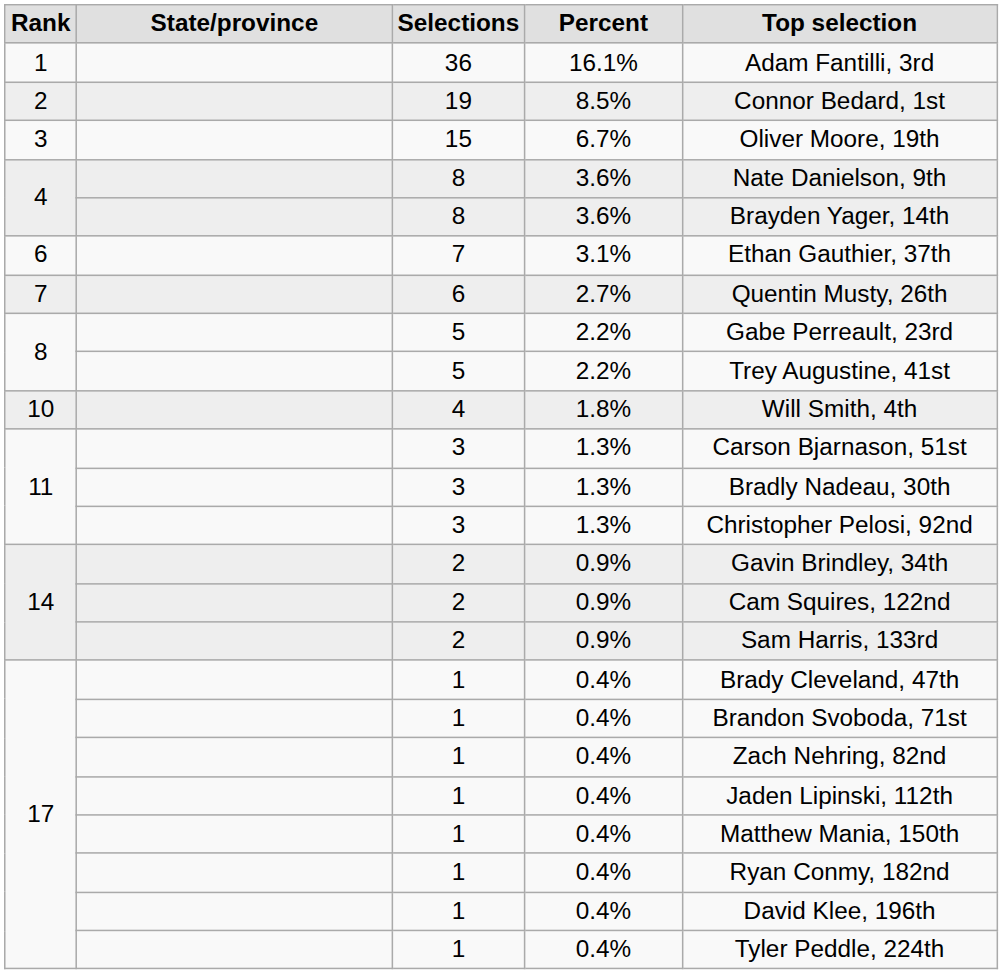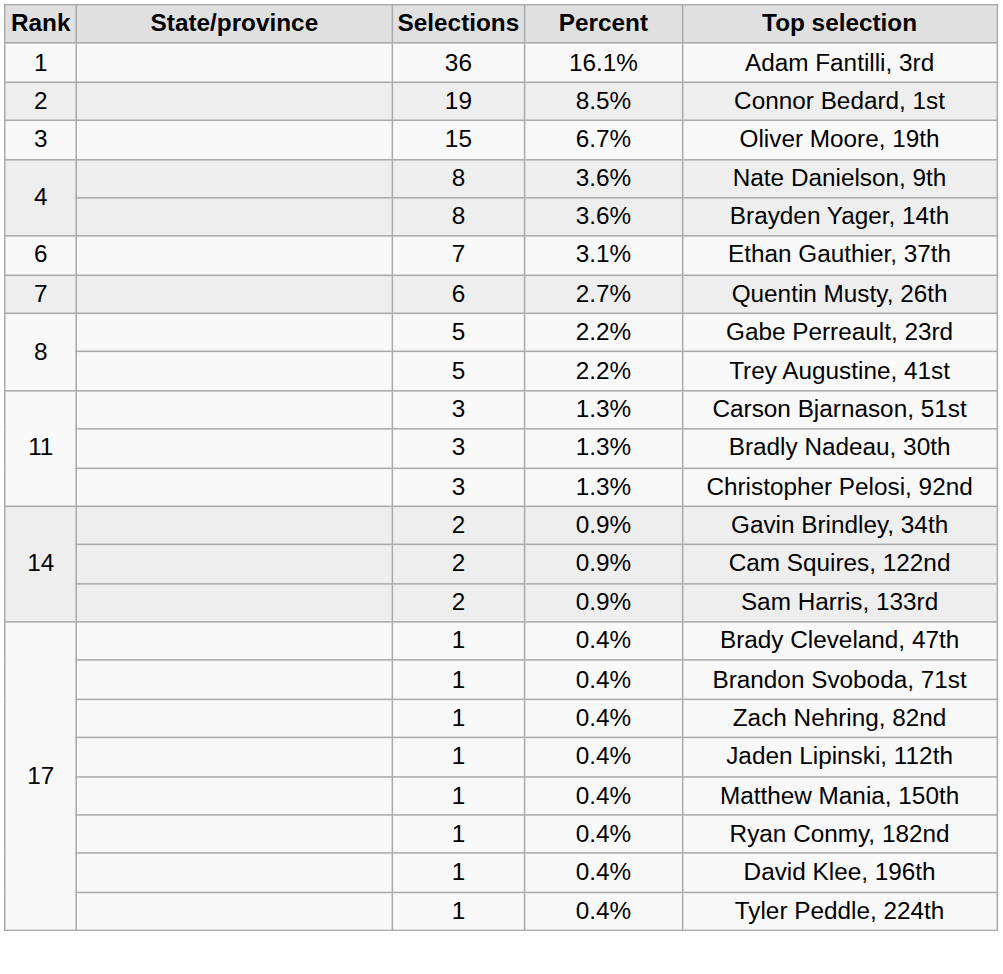- row: (41, 409)
